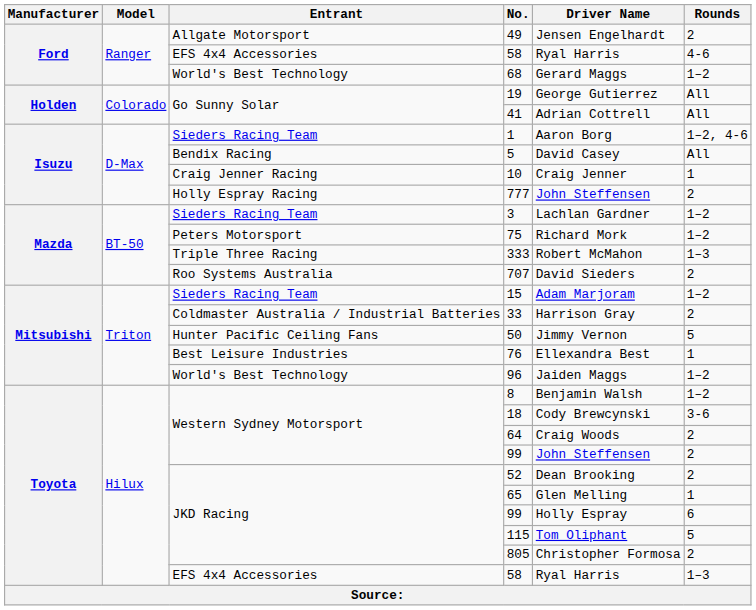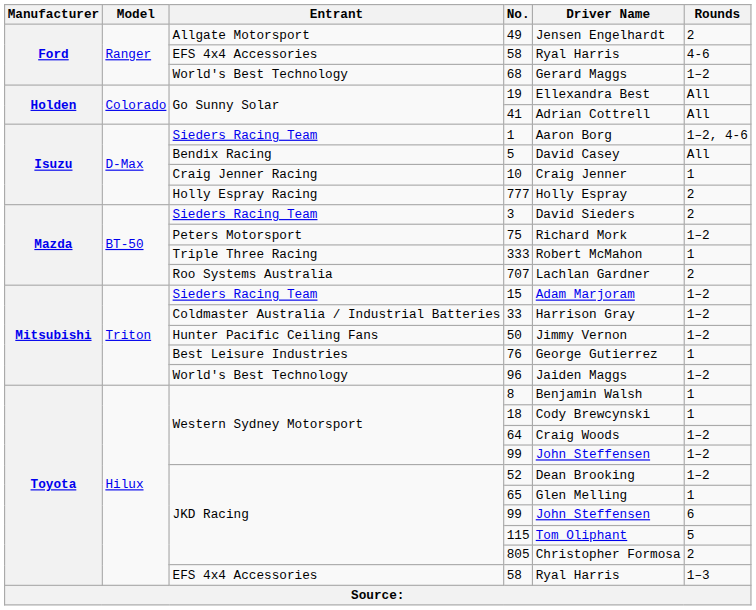(597, 95) George Gutierrez -> (593, 95) Ellexandra Best
(593, 195) John Steffensen -> (581, 195) Holly Espray
(593, 215) Lachlan Gardner -> (585, 215) David Sieders
(698, 215) 1–2 -> (691, 215) 2
(698, 255) 1–3 -> (691, 255) 1
(585, 275) David Sieders -> (593, 275) Lachlan Gardner
(691, 315) 2 -> (698, 315) 1–2
(691, 335) 5 -> (698, 335) 1–2
(593, 355) Ellexandra Best -> (597, 355) George Gutierrez
(698, 395) 1–2 -> (691, 395) 1
(698, 415) 3-6 -> (691, 415) 1
(691, 435) 2 -> (698, 435) 1–2
(691, 455) 2 -> (698, 455) 1–2
(691, 475) 2 -> (698, 475) 1–2
(581, 515) Holly Espray -> (593, 515) John Steffensen
